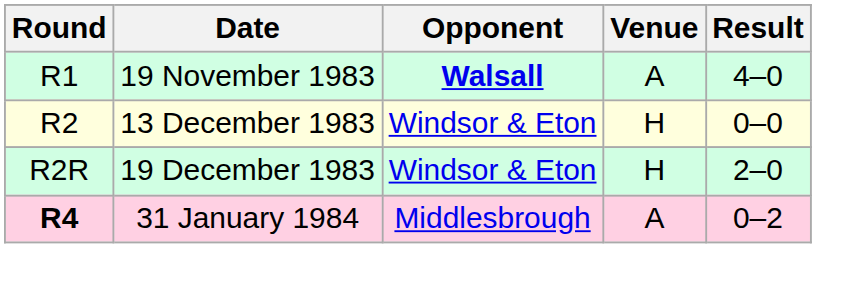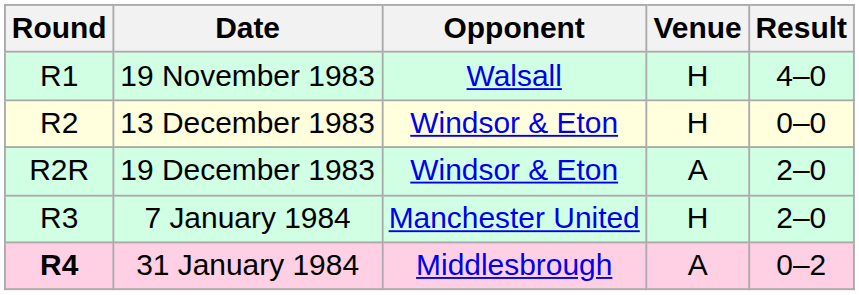(493, 75) bold -> (514, 75) normal
(654, 75) A -> (698, 75) H
(654, 170) H -> (698, 170) A
+ row: (248, 218)
